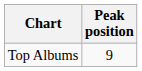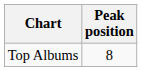(109, 54) 9 -> (109, 54) 8
